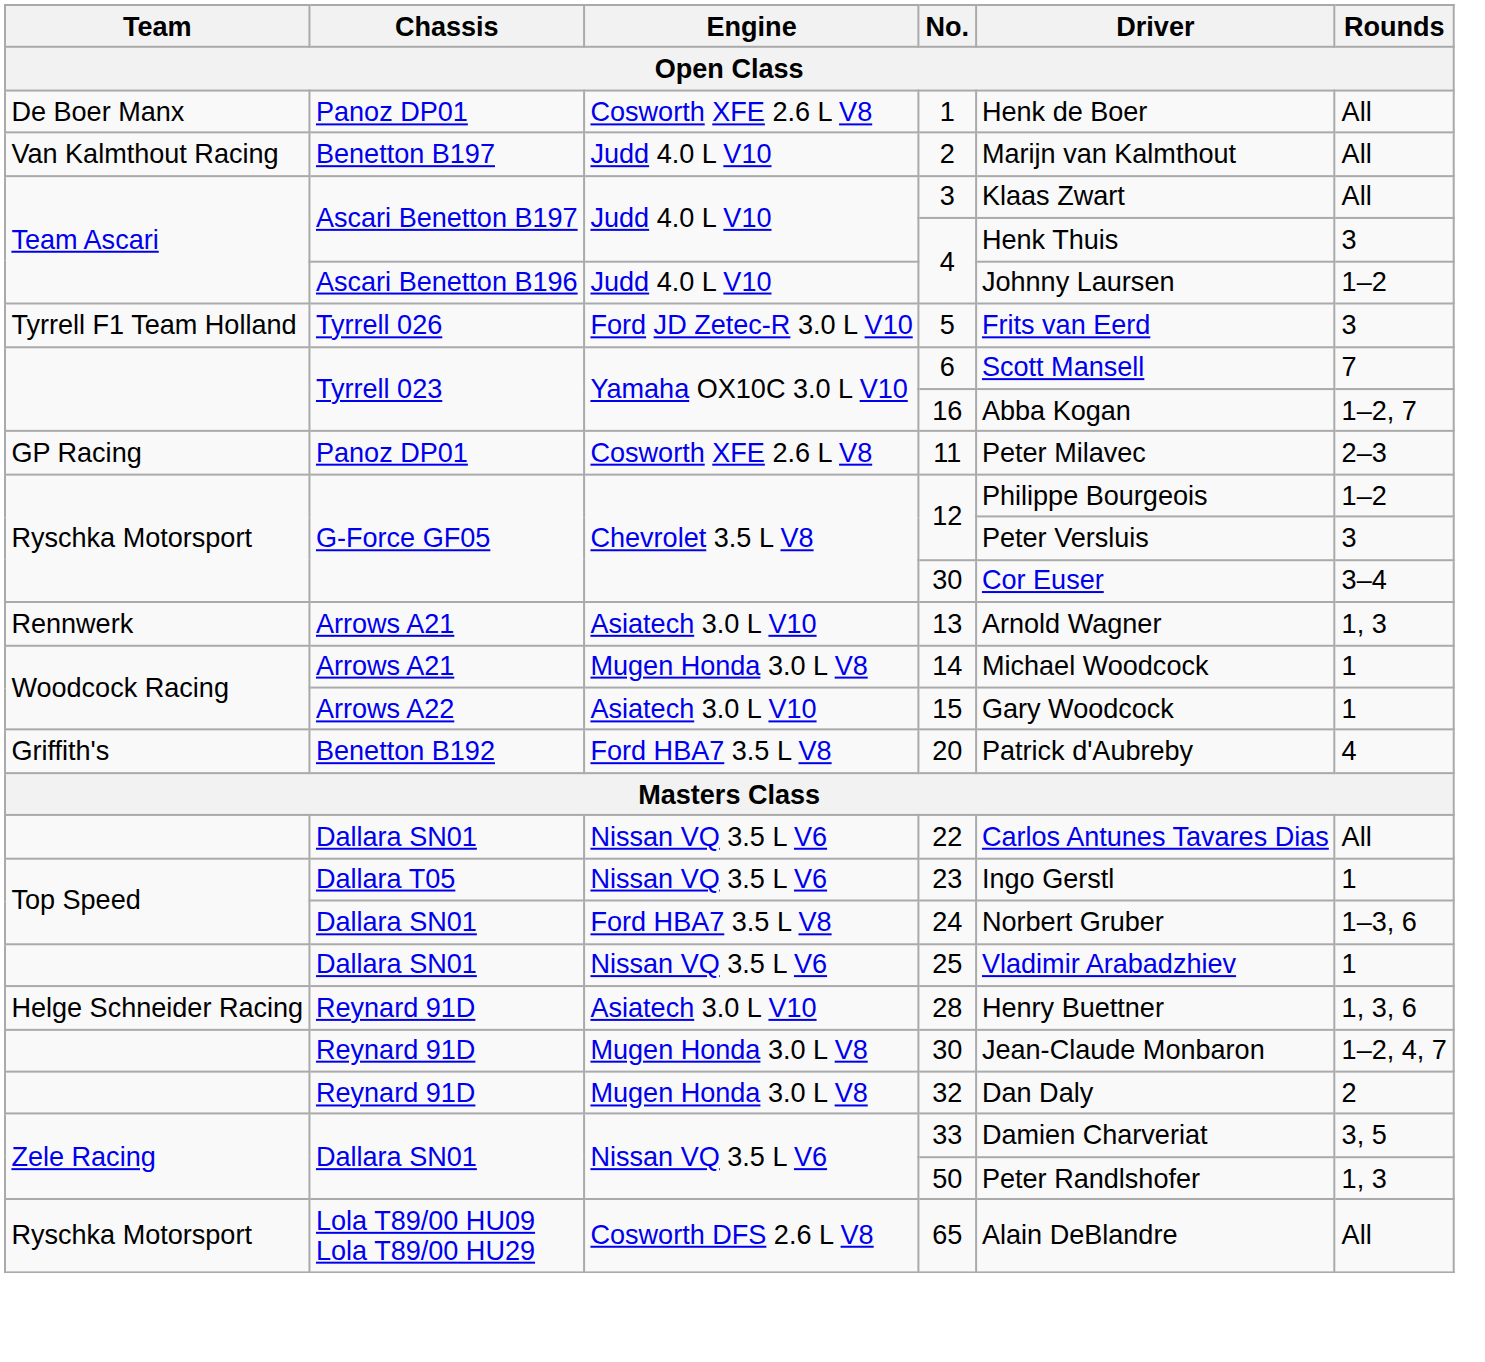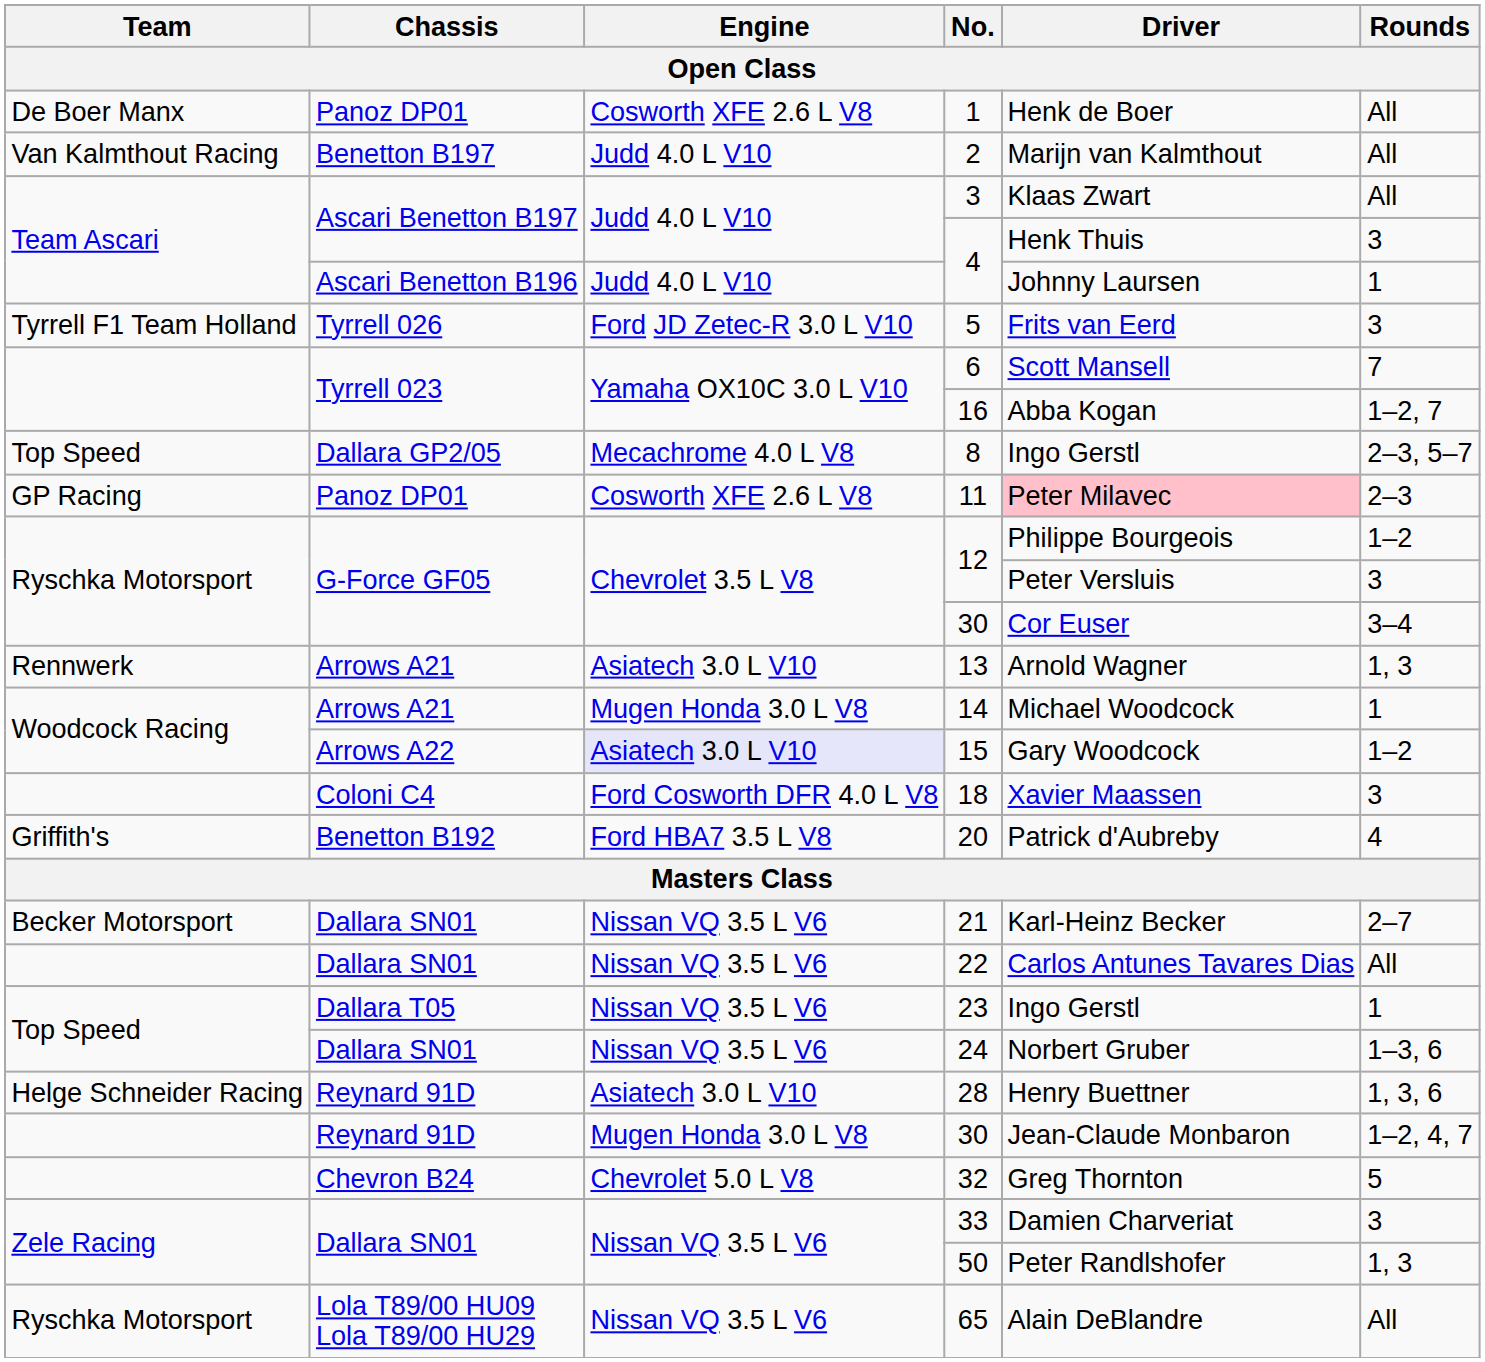(1364, 282) 1–2 -> (1375, 282) 1
+ row: (408, 453)
(1064, 453) no background -> (1089, 495) pink background
(704, 708) no background -> (704, 751) lavender background
(1349, 708) 1 -> (1390, 751) 1–2
+ row: (375, 794)
+ row: (396, 922)
(711, 922) Ford HBA7 3.5 L V8 -> (709, 1050) Nissan VQ 3.5 L V6
- row: (396, 964)
- row: (396, 1092)
+ row: (395, 1178)
(1364, 1135) 3, 5 -> (1375, 1220) 3
(732, 1235) Cosworth DFS 2.6 L V8 -> (709, 1321) Nissan VQ 3.5 L V6
